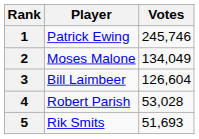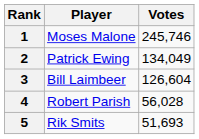(88, 36) Patrick Ewing -> (91, 36) Moses Malone
(91, 58) Moses Malone -> (88, 58) Patrick Ewing
(163, 101) 53,028 -> (163, 101) 56,028
